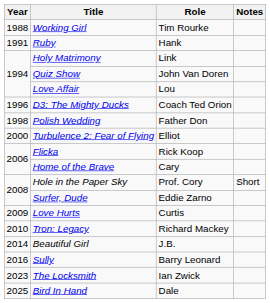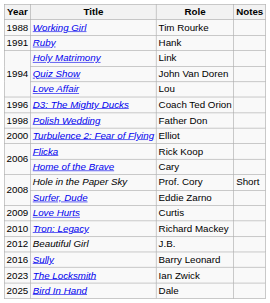(17, 244) 2014 -> (17, 244) 2012
